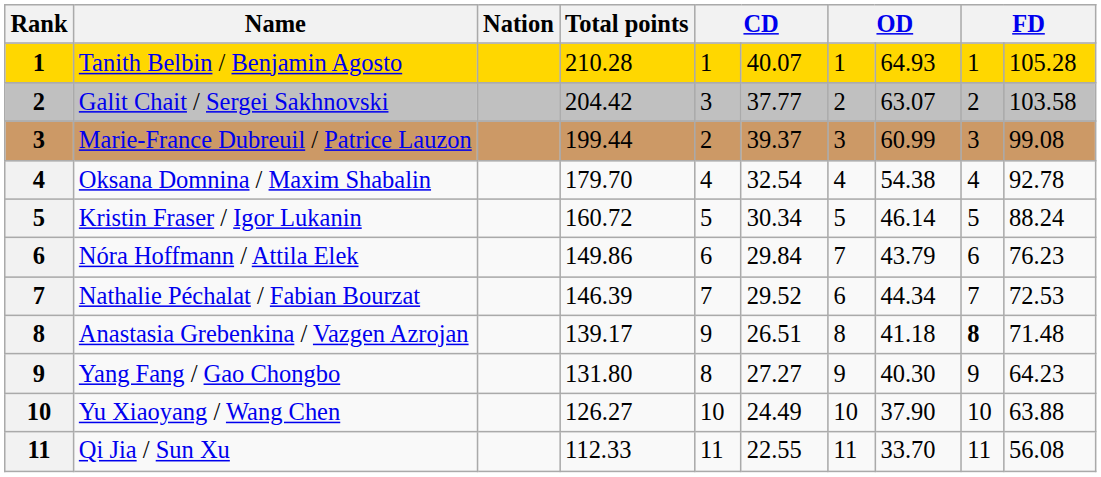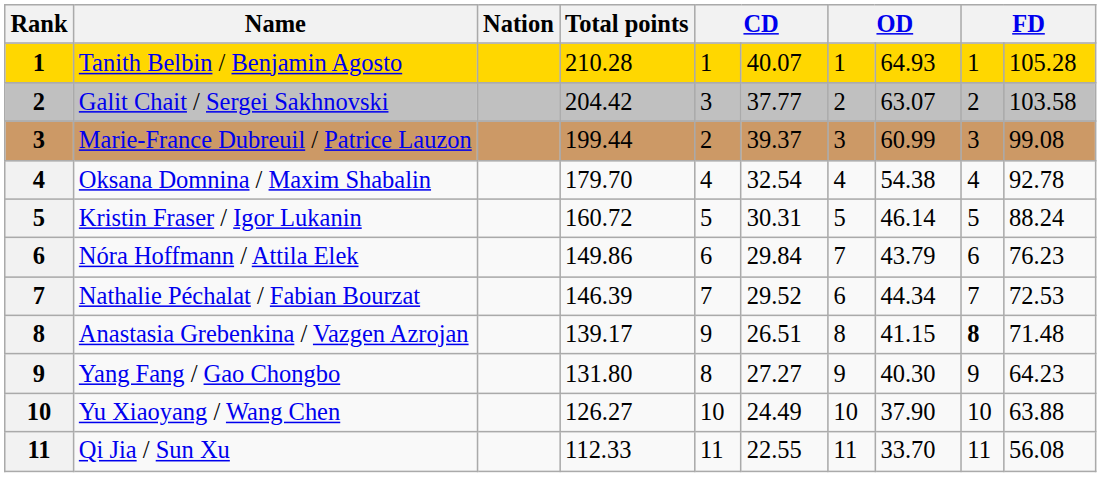(774, 218) 30.34 -> (774, 218) 30.31
(908, 334) 41.18 -> (908, 334) 41.15
